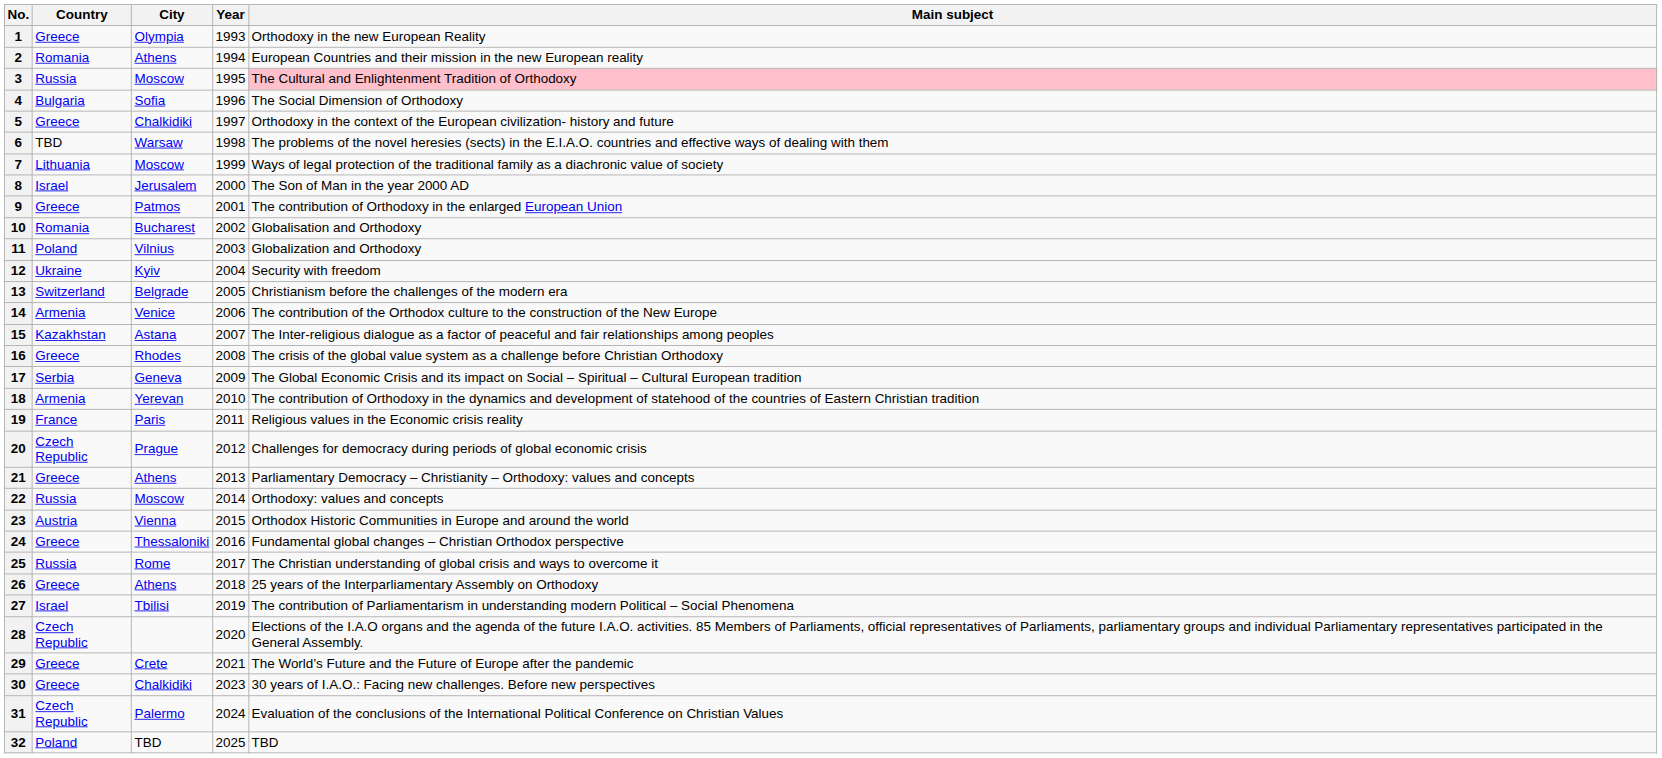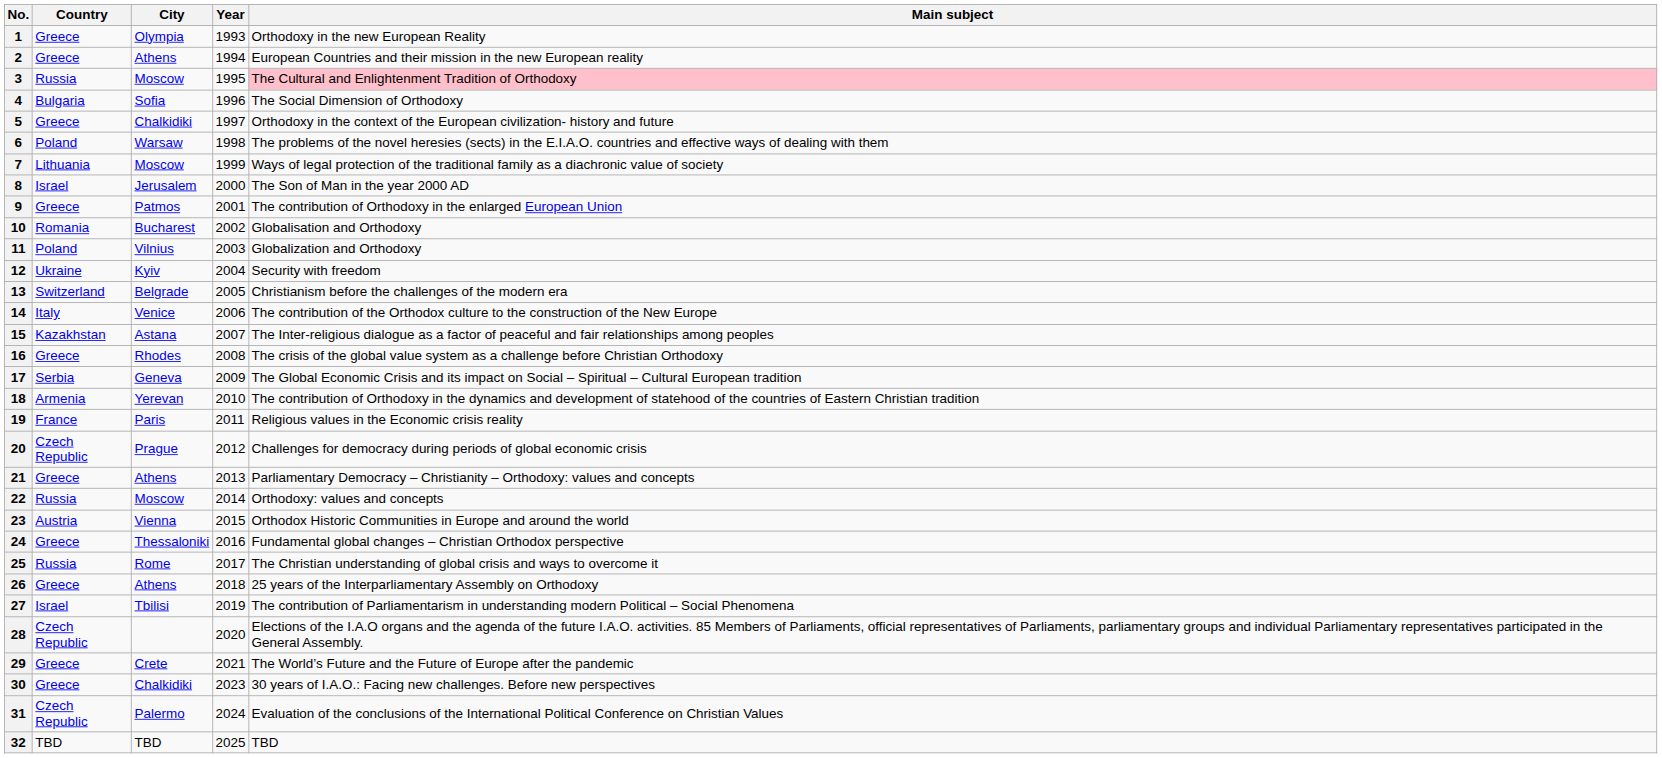(62, 57) Romania -> (57, 57) Greece
(49, 143) TBD -> (56, 143) Poland
(60, 313) Armenia -> (48, 313) Italy
(56, 742) Poland -> (49, 742) TBD
